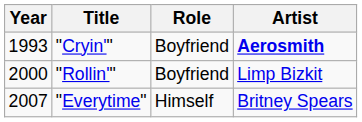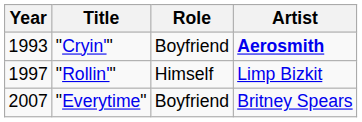(28, 74) 2000 -> (28, 74) 1997
(192, 74) Boyfriend -> (184, 74) Himself
(184, 102) Himself -> (192, 102) Boyfriend
